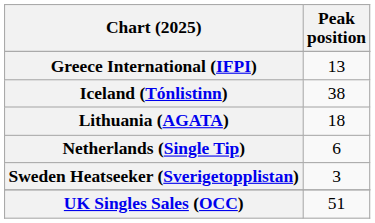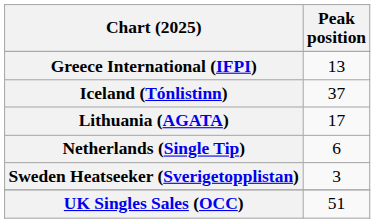(337, 93) 38 -> (337, 93) 37
(337, 120) 18 -> (337, 120) 17
